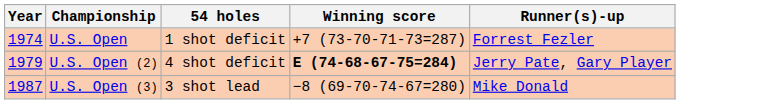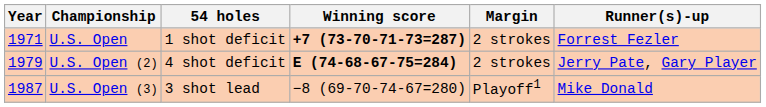+ column: (512, 16)
(25, 40) 1974 -> (25, 40) 1971
(379, 40) normal -> (379, 40) bold
